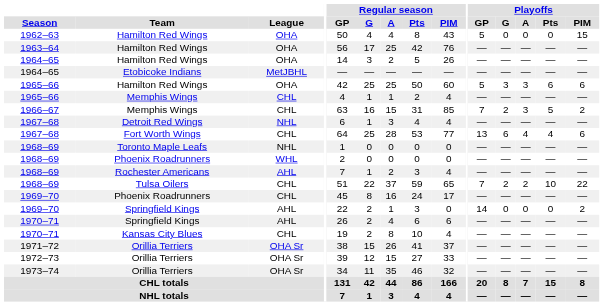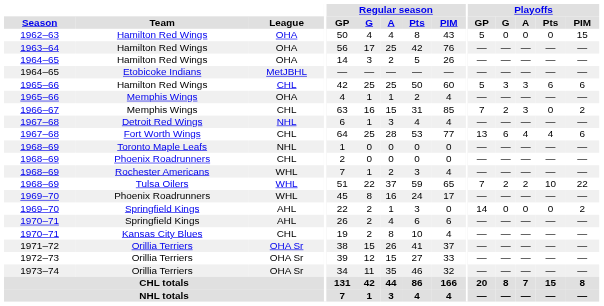(287, 84) OHA -> (287, 84) CHL
(287, 97) CHL -> (287, 97) OHA
(550, 109) 5 -> (550, 109) 0
(287, 159) WHL -> (287, 159) CHL
(287, 171) AHL -> (287, 171) WHL
(287, 183) CHL -> (287, 183) WHL
(287, 196) CHL -> (287, 196) WHL
